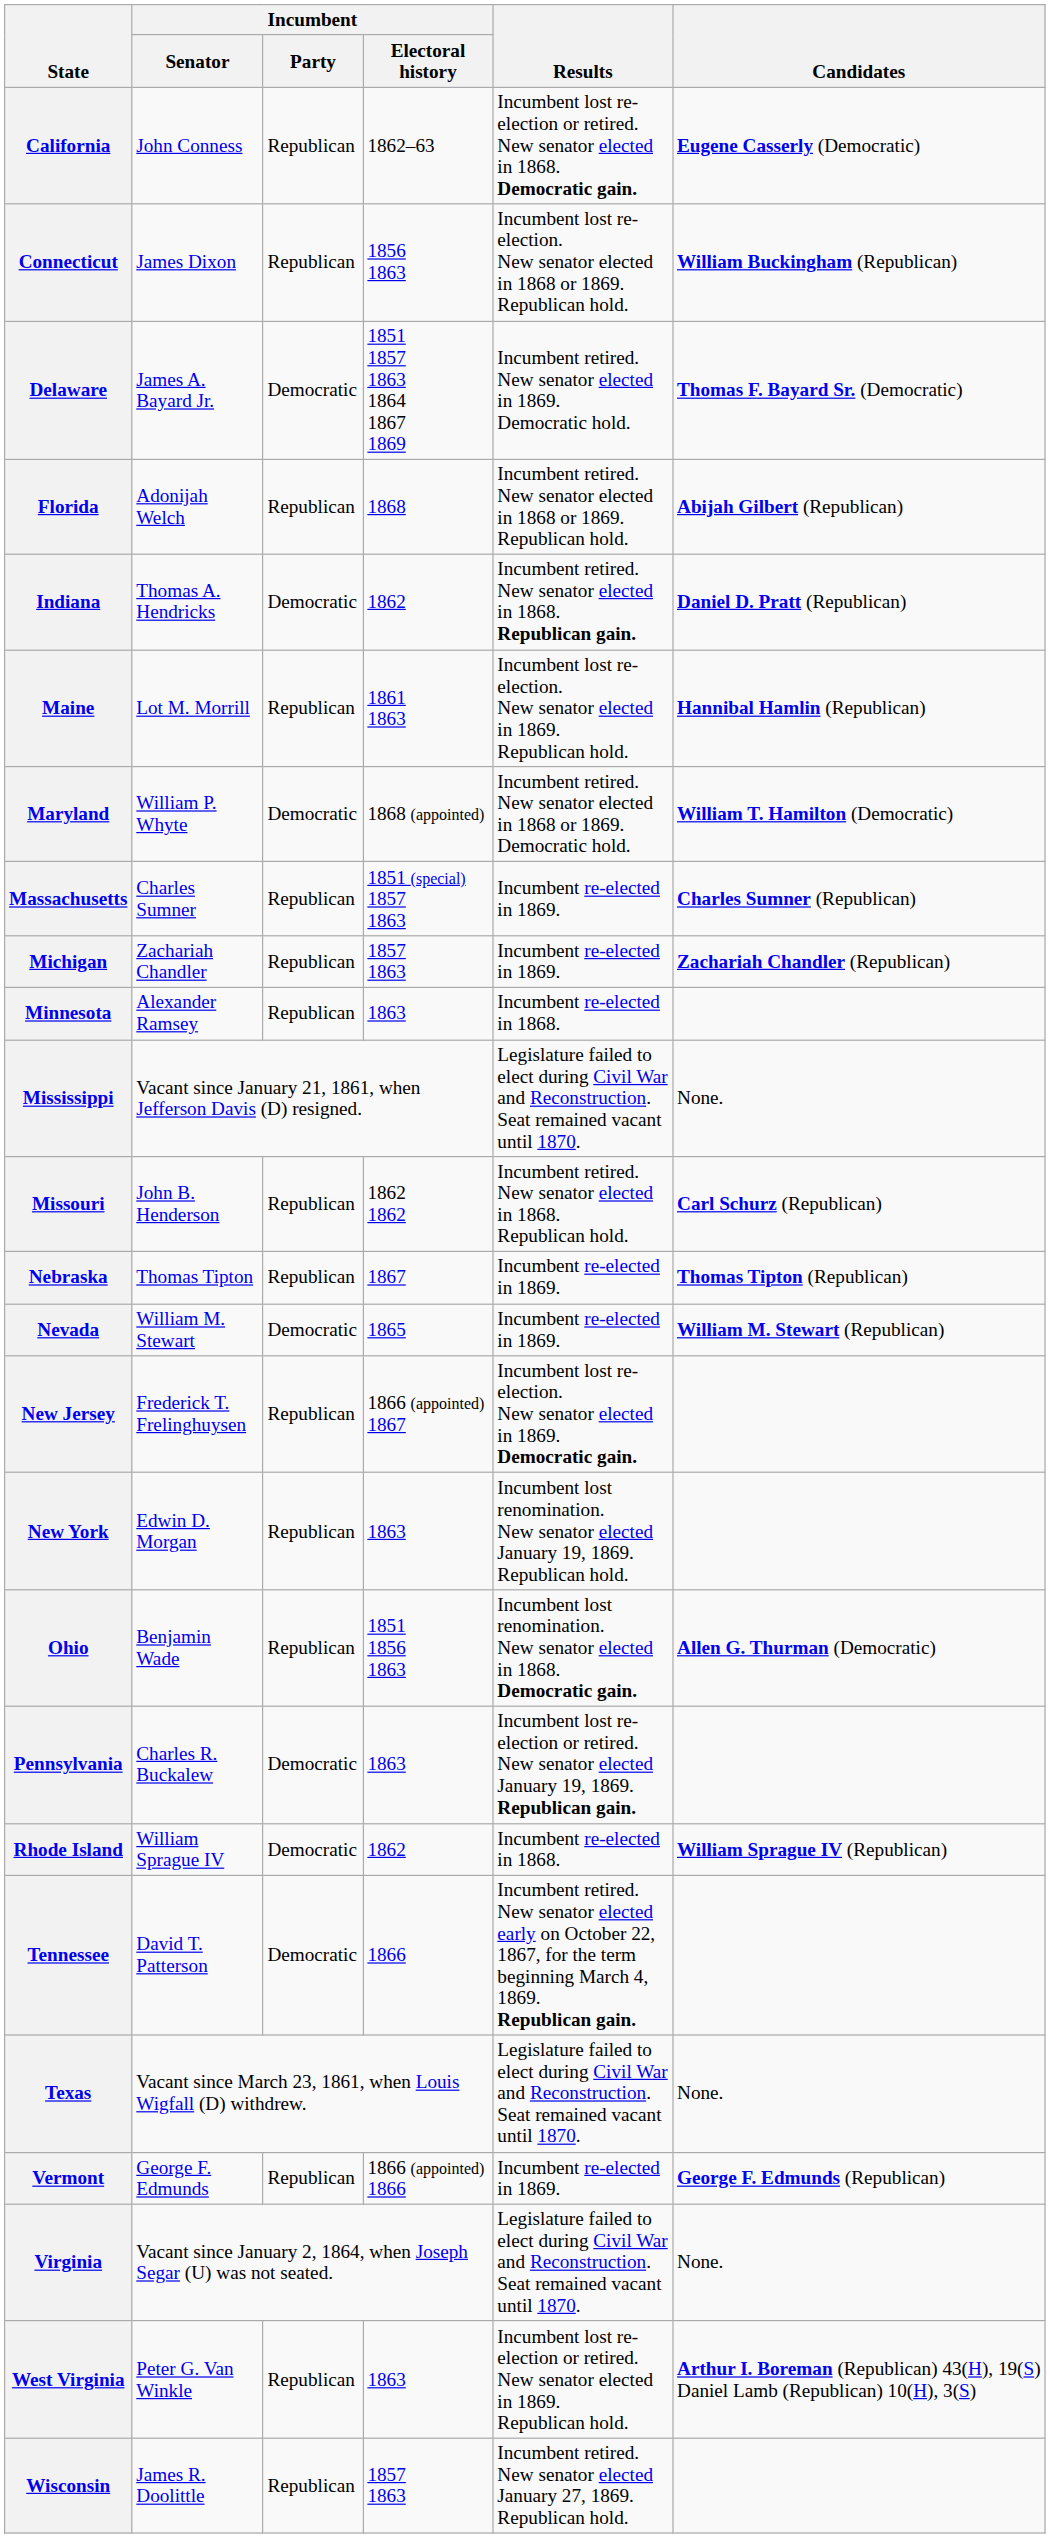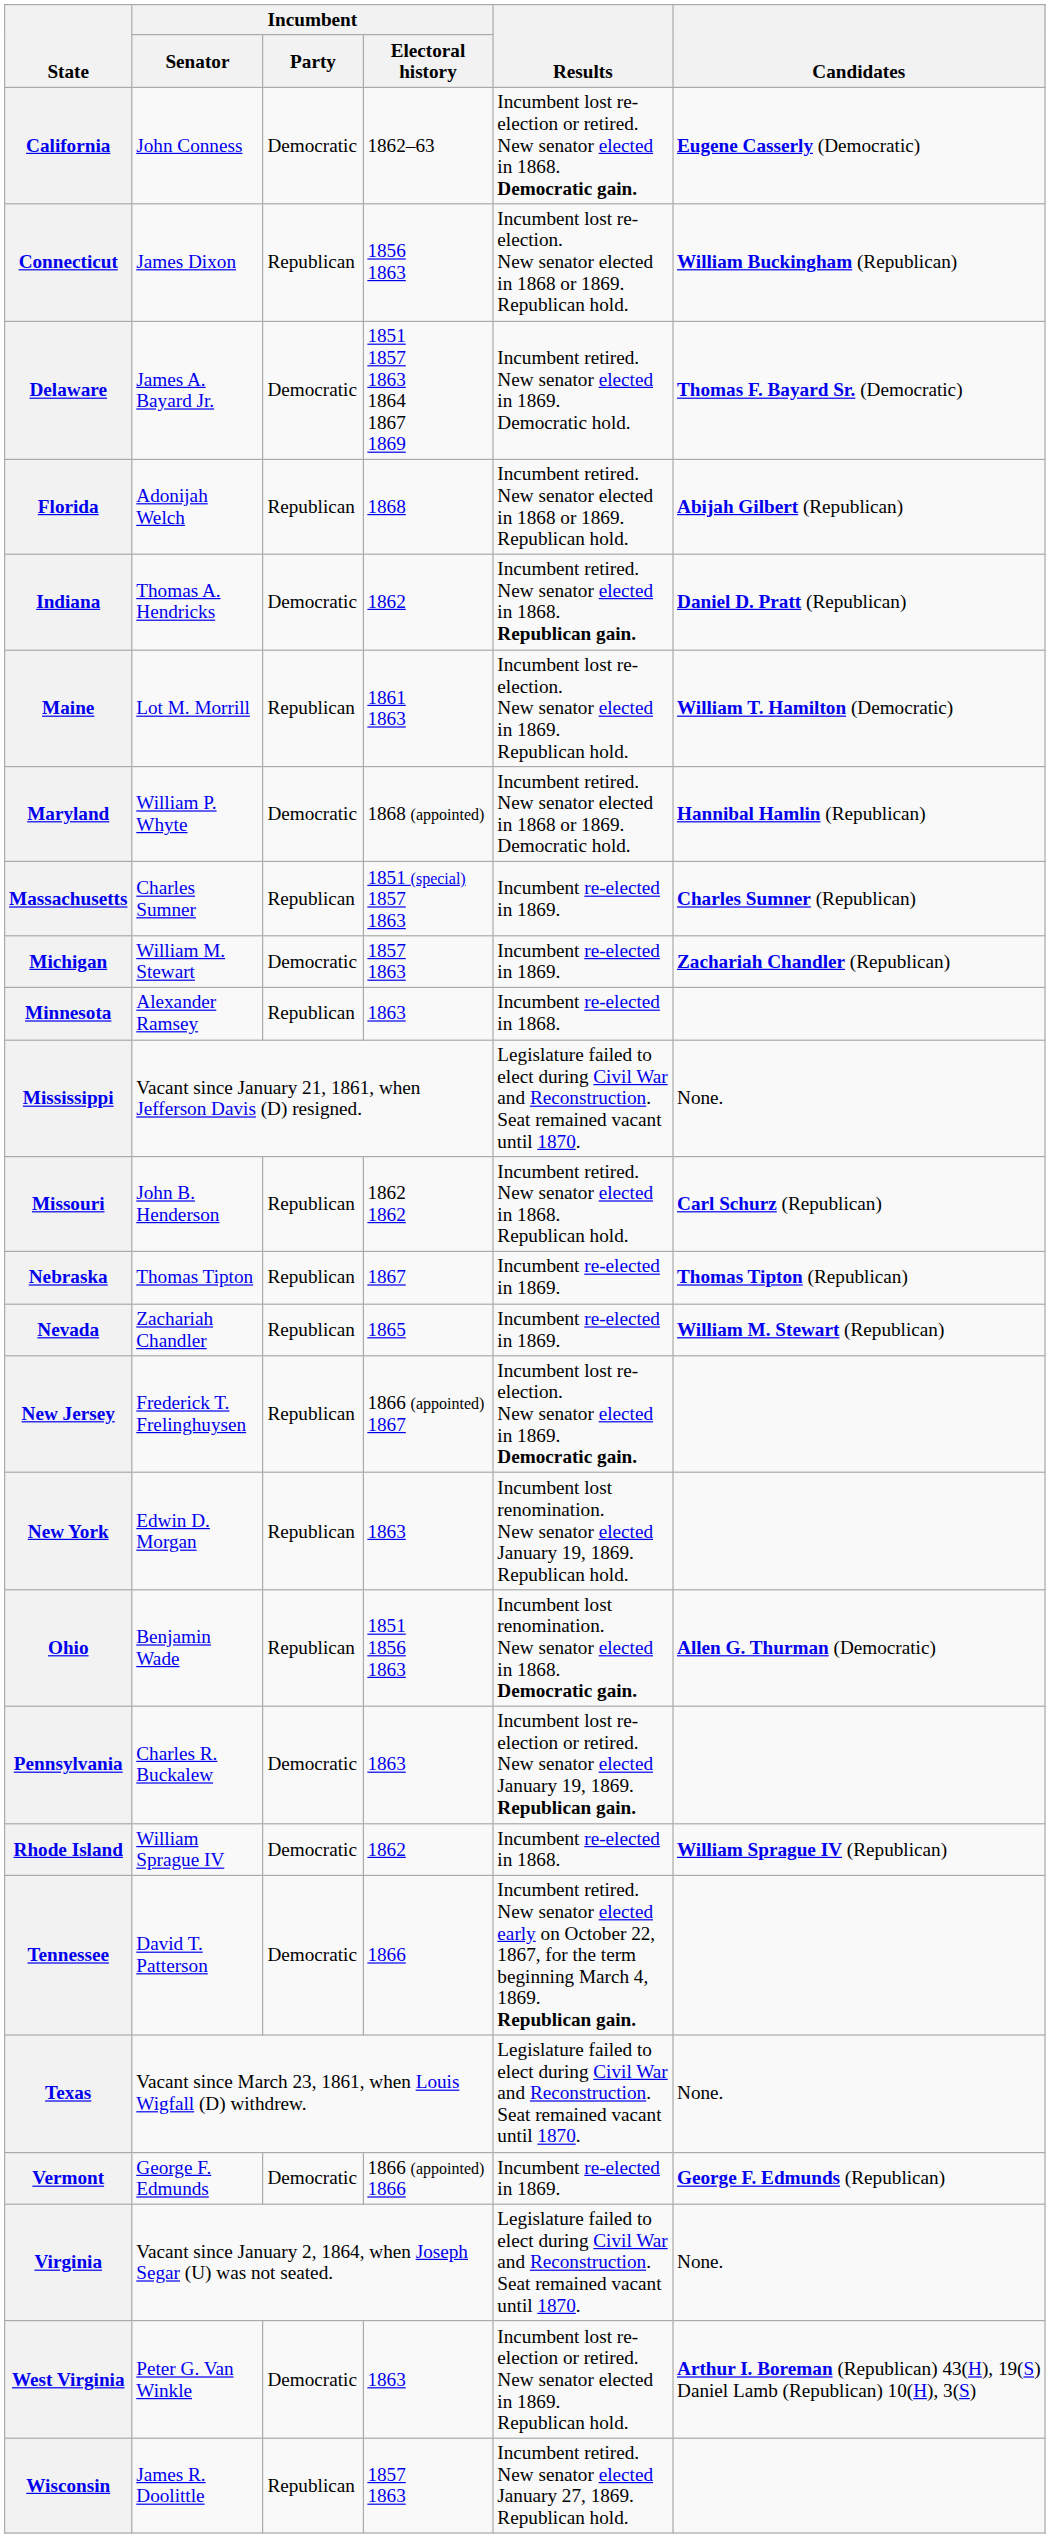(311, 145) Republican -> (312, 145) Democratic
(801, 708) Hannibal Hamlin (Republican) -> (815, 708) William T. Hamilton (Democratic)
(815, 814) William T. Hamilton (Democratic) -> (801, 814) Hannibal Hamlin (Republican)
(175, 961) Zachariah Chandler -> (181, 961) William M. Stewart
(311, 961) Republican -> (312, 961) Democratic
(181, 1329) William M. Stewart -> (175, 1329) Zachariah Chandler
(312, 1329) Democratic -> (311, 1329) Republican
(311, 2178) Republican -> (312, 2178) Democratic
(311, 2379) Republican -> (312, 2379) Democratic
